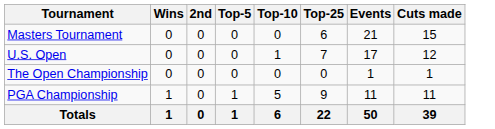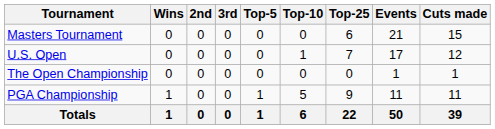+ column: (228, 14)
